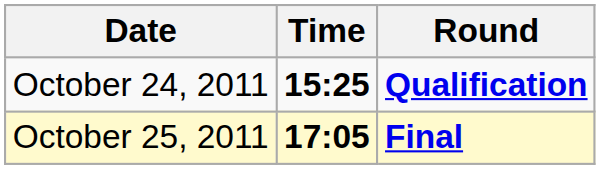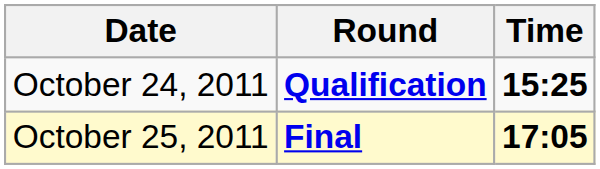columns swapped: (327, 31) <-> (486, 31)
